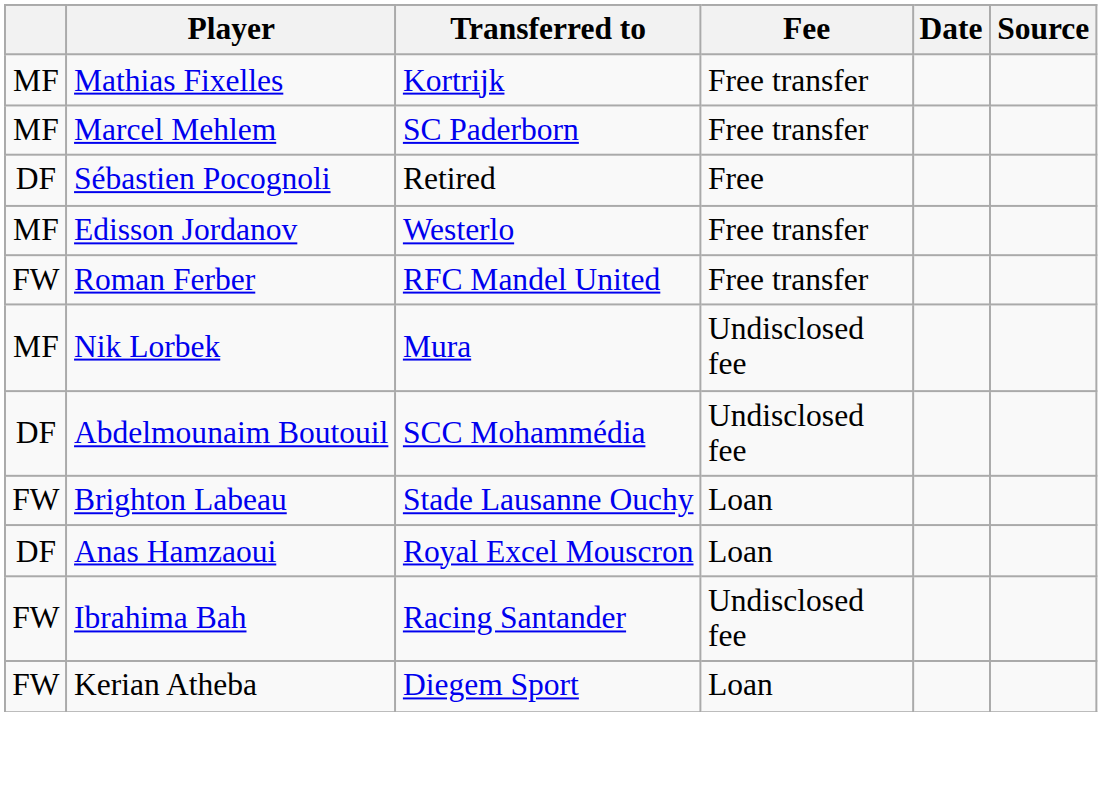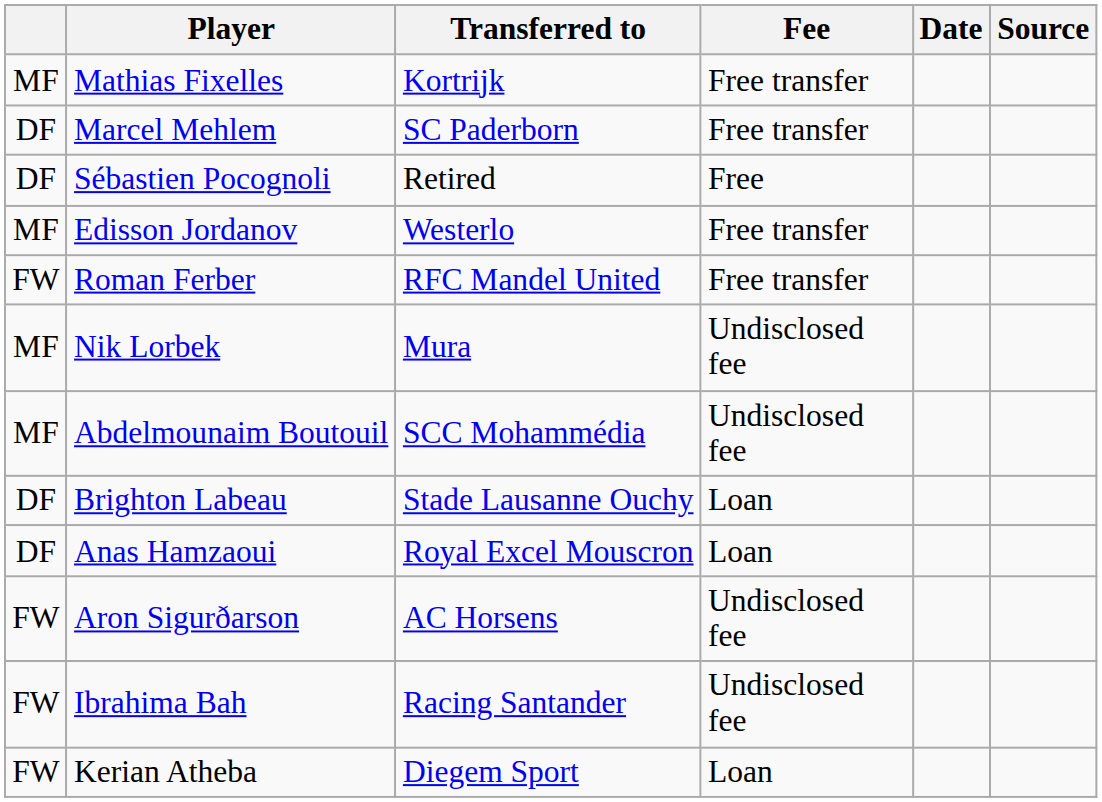(36, 129) MF -> (36, 129) DF
(36, 432) DF -> (36, 432) MF
(36, 500) FW -> (36, 500) DF
+ row: (187, 618)
